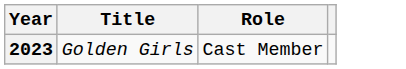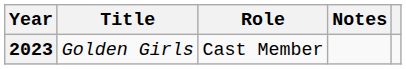+ column: (360, 20)
